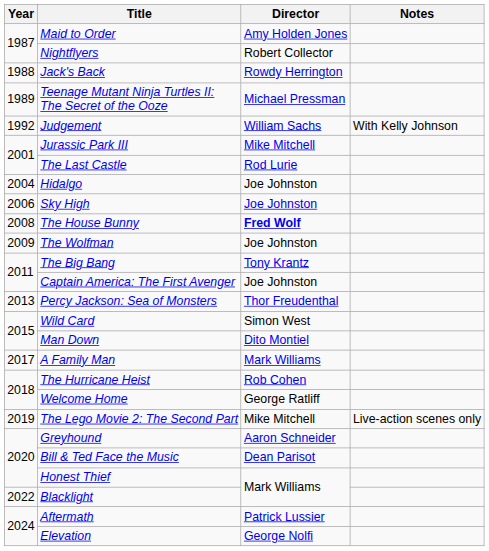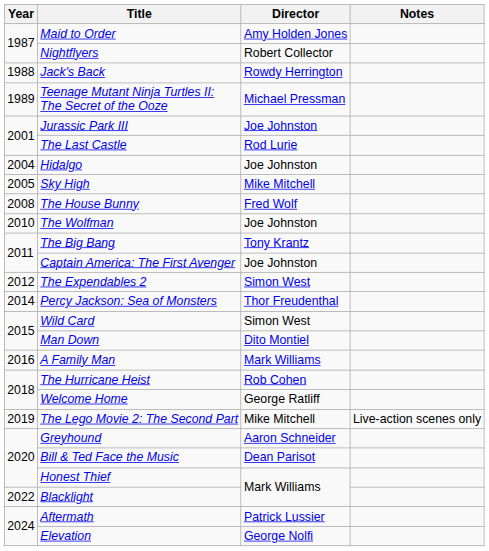- row: (71, 125)
(280, 145) Mike Mitchell -> (281, 125) Joe Johnston
(21, 203) 2006 -> (21, 184) 2005
(281, 203) Joe Johnston -> (280, 184) Mike Mitchell
(272, 223) bold -> (271, 203) normal
(21, 243) 2009 -> (21, 223) 2010
+ row: (93, 282)
(21, 301) 2013 -> (21, 301) 2014
(21, 360) 2017 -> (21, 360) 2016
